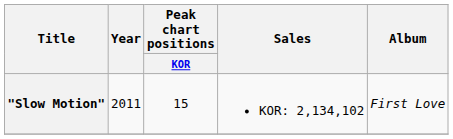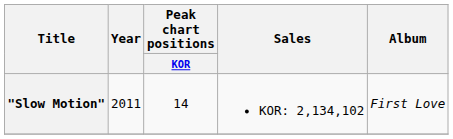(181, 104) 15 -> (181, 104) 14
